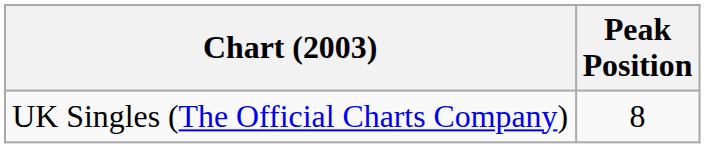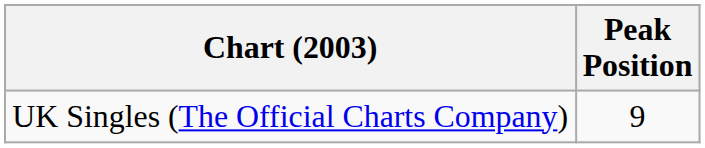(638, 116) 8 -> (638, 116) 9
